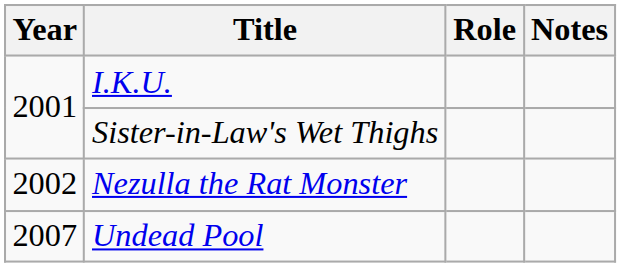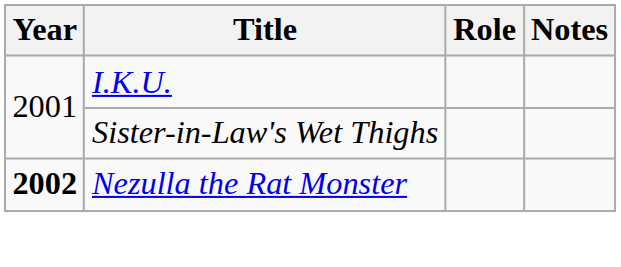(45, 183) normal -> (45, 183) bold
- row: (178, 235)
